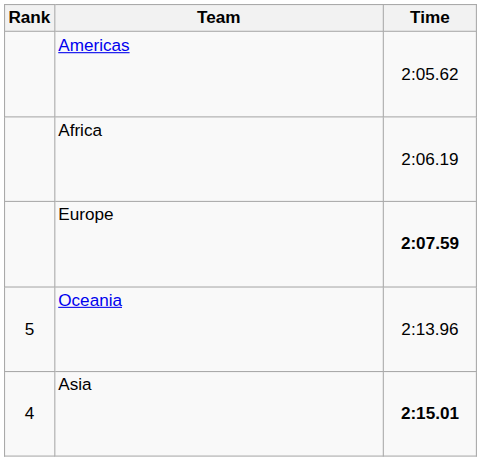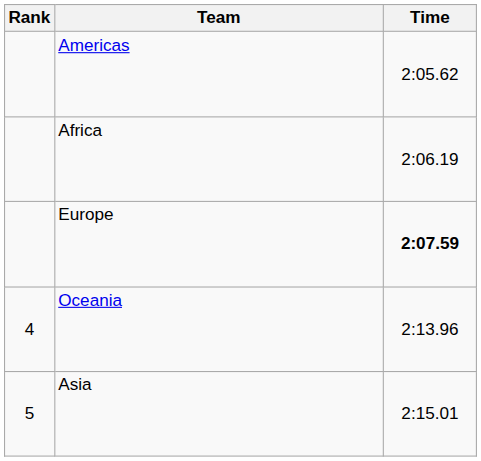(29, 328) 5 -> (29, 328) 4
(29, 413) 4 -> (29, 413) 5
(430, 413) bold -> (430, 413) normal
